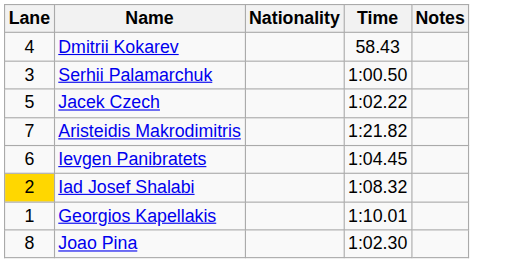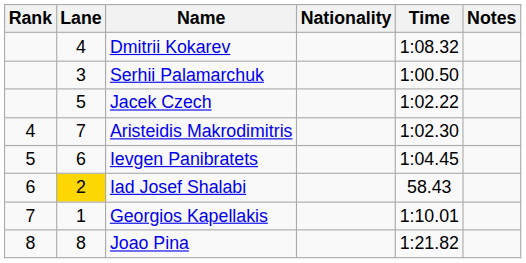+ column: (30, 18)
(378, 46) 58.43 -> (429, 46) 1:08.32
(378, 131) 1:21.82 -> (429, 131) 1:02.30
(378, 187) 1:08.32 -> (429, 187) 58.43
(378, 243) 1:02.30 -> (429, 243) 1:21.82
